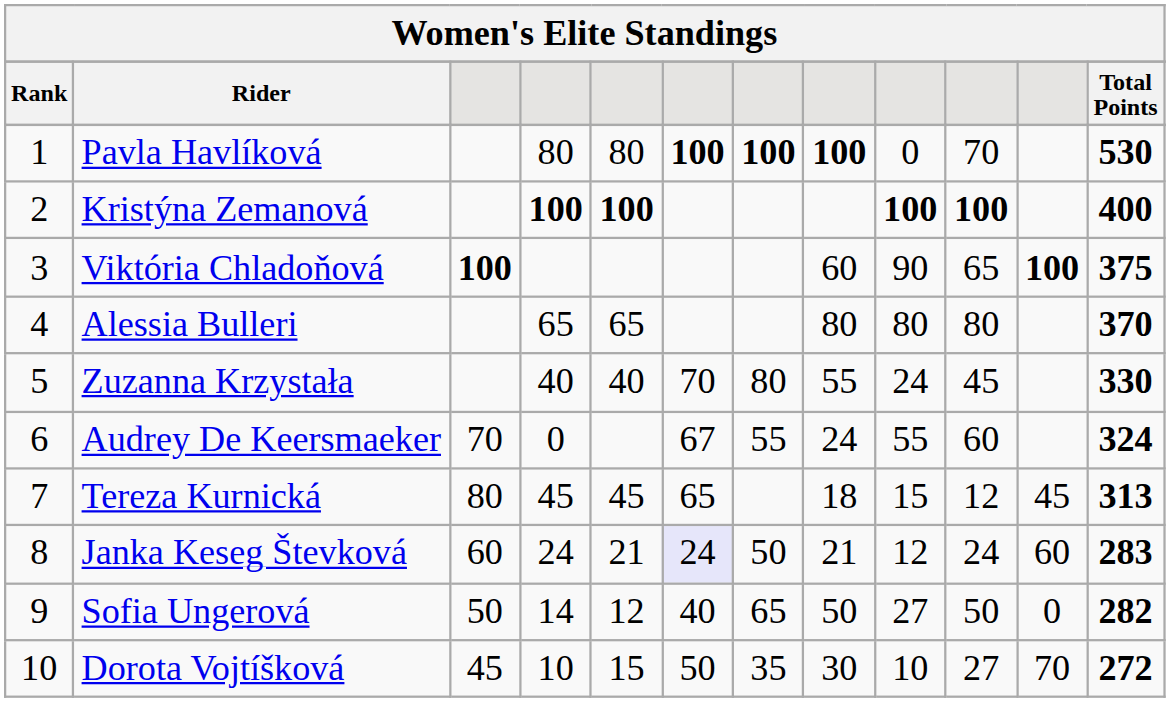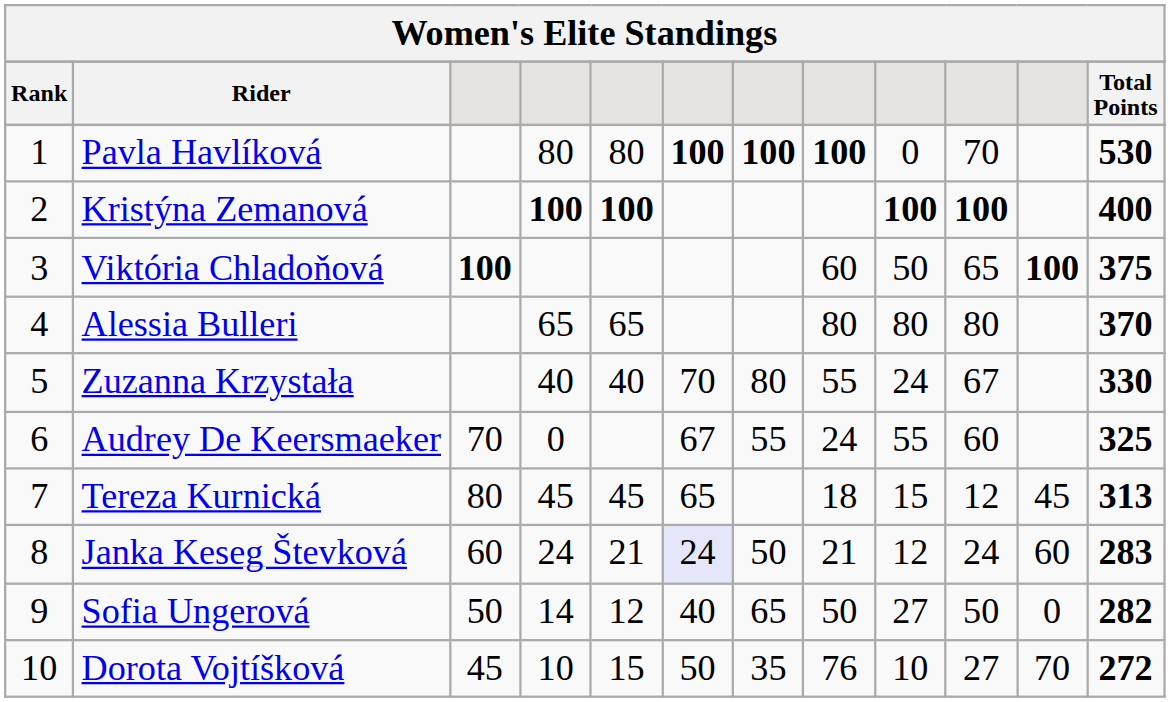(910, 266) 90 -> (910, 266) 50
(981, 381) 45 -> (981, 381) 67
(1126, 438) 324 -> (1126, 438) 325
(839, 668) 30 -> (839, 668) 76
